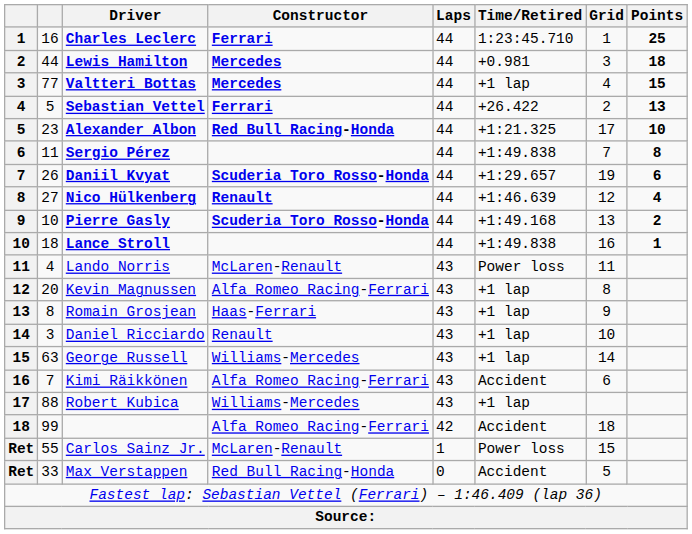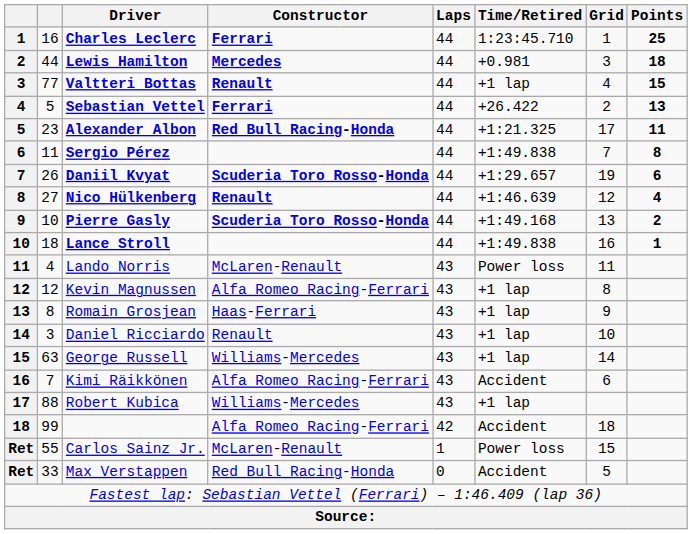(247, 85) Mercedes -> (242, 85) Renault
(657, 130) 10 -> (657, 130) 11
(50, 290) 20 -> (50, 290) 12
